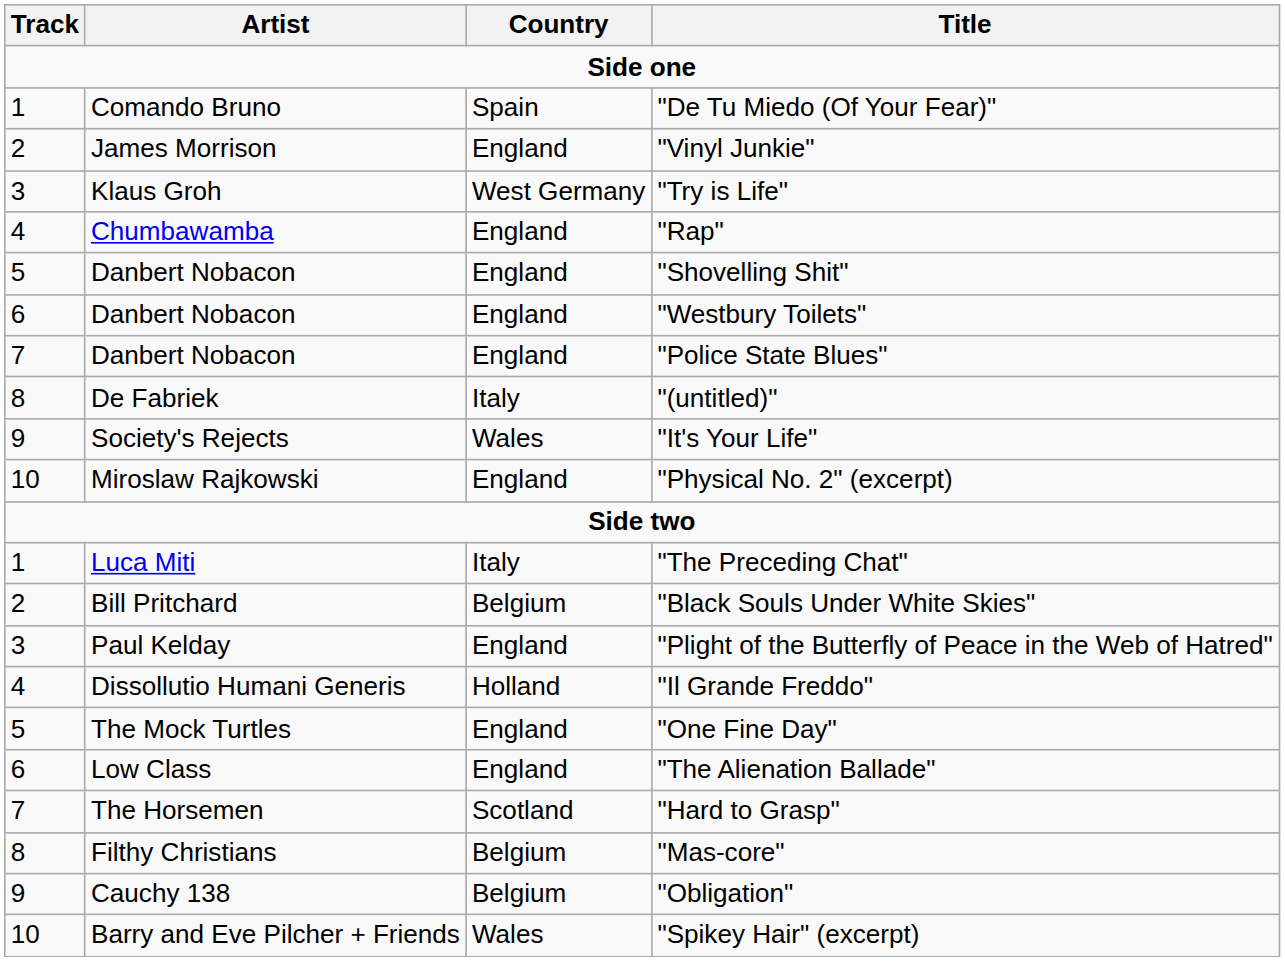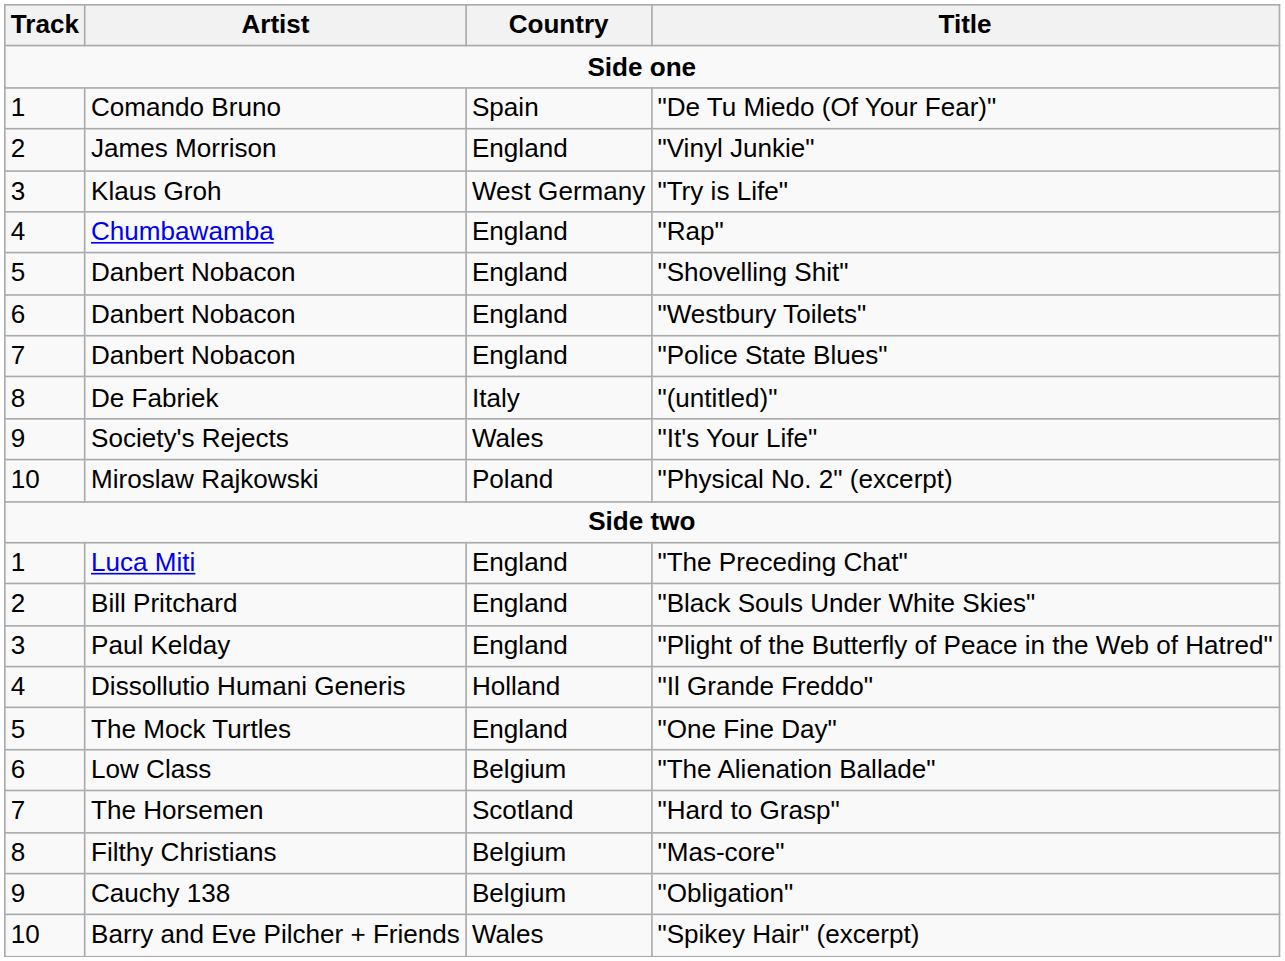(520, 480) England -> (513, 480) Poland
(496, 562) Italy -> (520, 562) England
(519, 604) Belgium -> (520, 604) England
(520, 769) England -> (519, 769) Belgium
